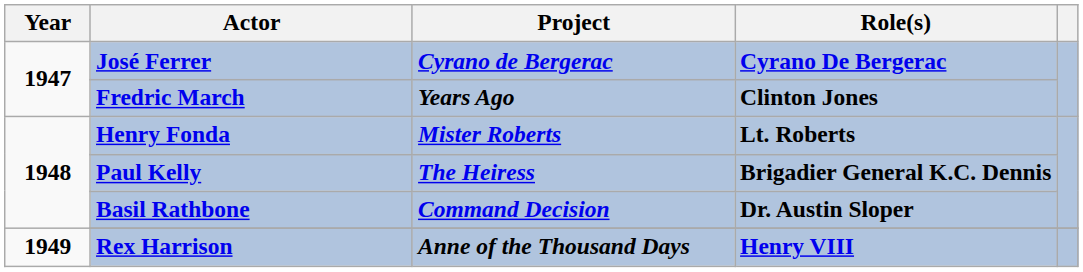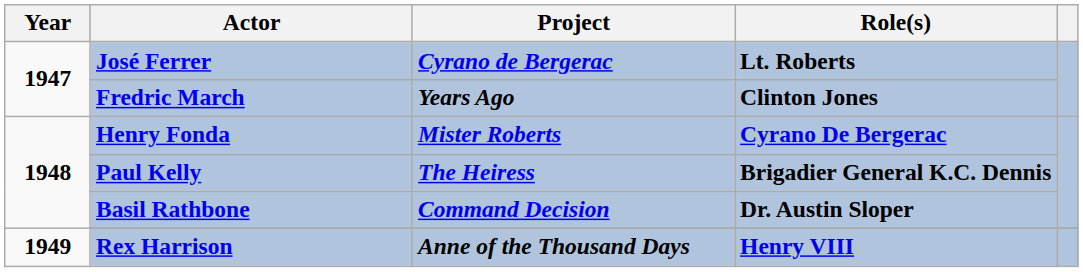(843, 60) Cyrano De Bergerac -> (798, 60) Lt. Roberts
(798, 135) Lt. Roberts -> (843, 135) Cyrano De Bergerac
